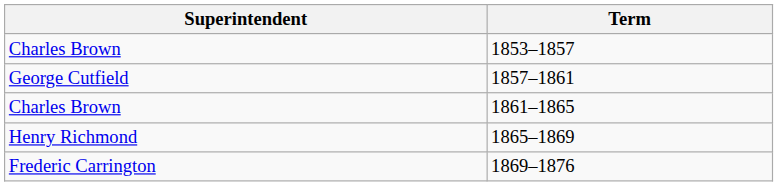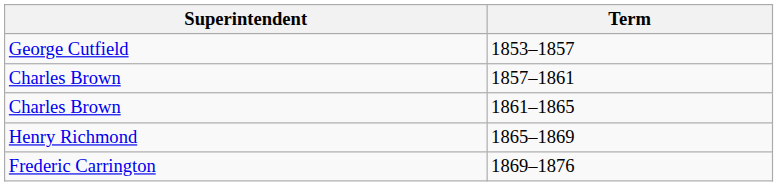(65, 48) Charles Brown -> (69, 48) George Cutfield
(69, 78) George Cutfield -> (65, 78) Charles Brown
